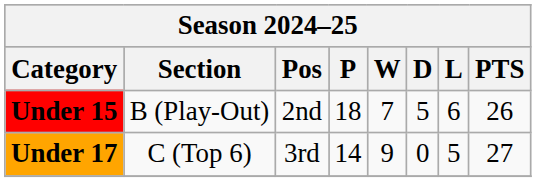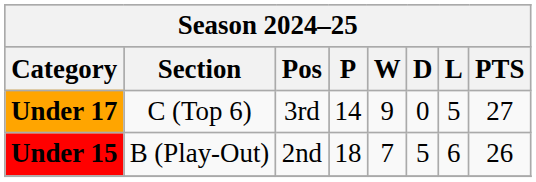rows swapped: (64, 111) <-> (64, 153)
